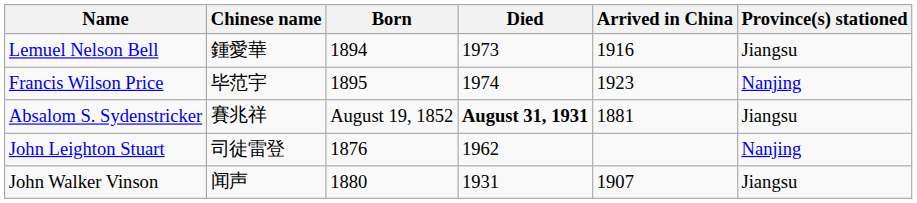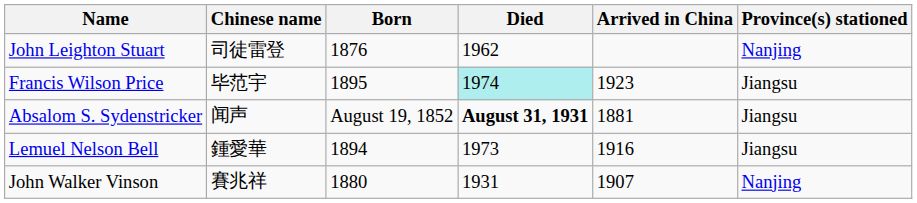rows swapped: (84, 50) <-> (87, 149)
(480, 83) no background -> (480, 83) paleturquoise background
(771, 83) Nanjing -> (769, 83) Jiangsu
(239, 115) 賽兆祥 -> (229, 115) 闻声
(229, 181) 闻声 -> (239, 181) 賽兆祥
(769, 182) Jiangsu -> (771, 182) Nanjing
